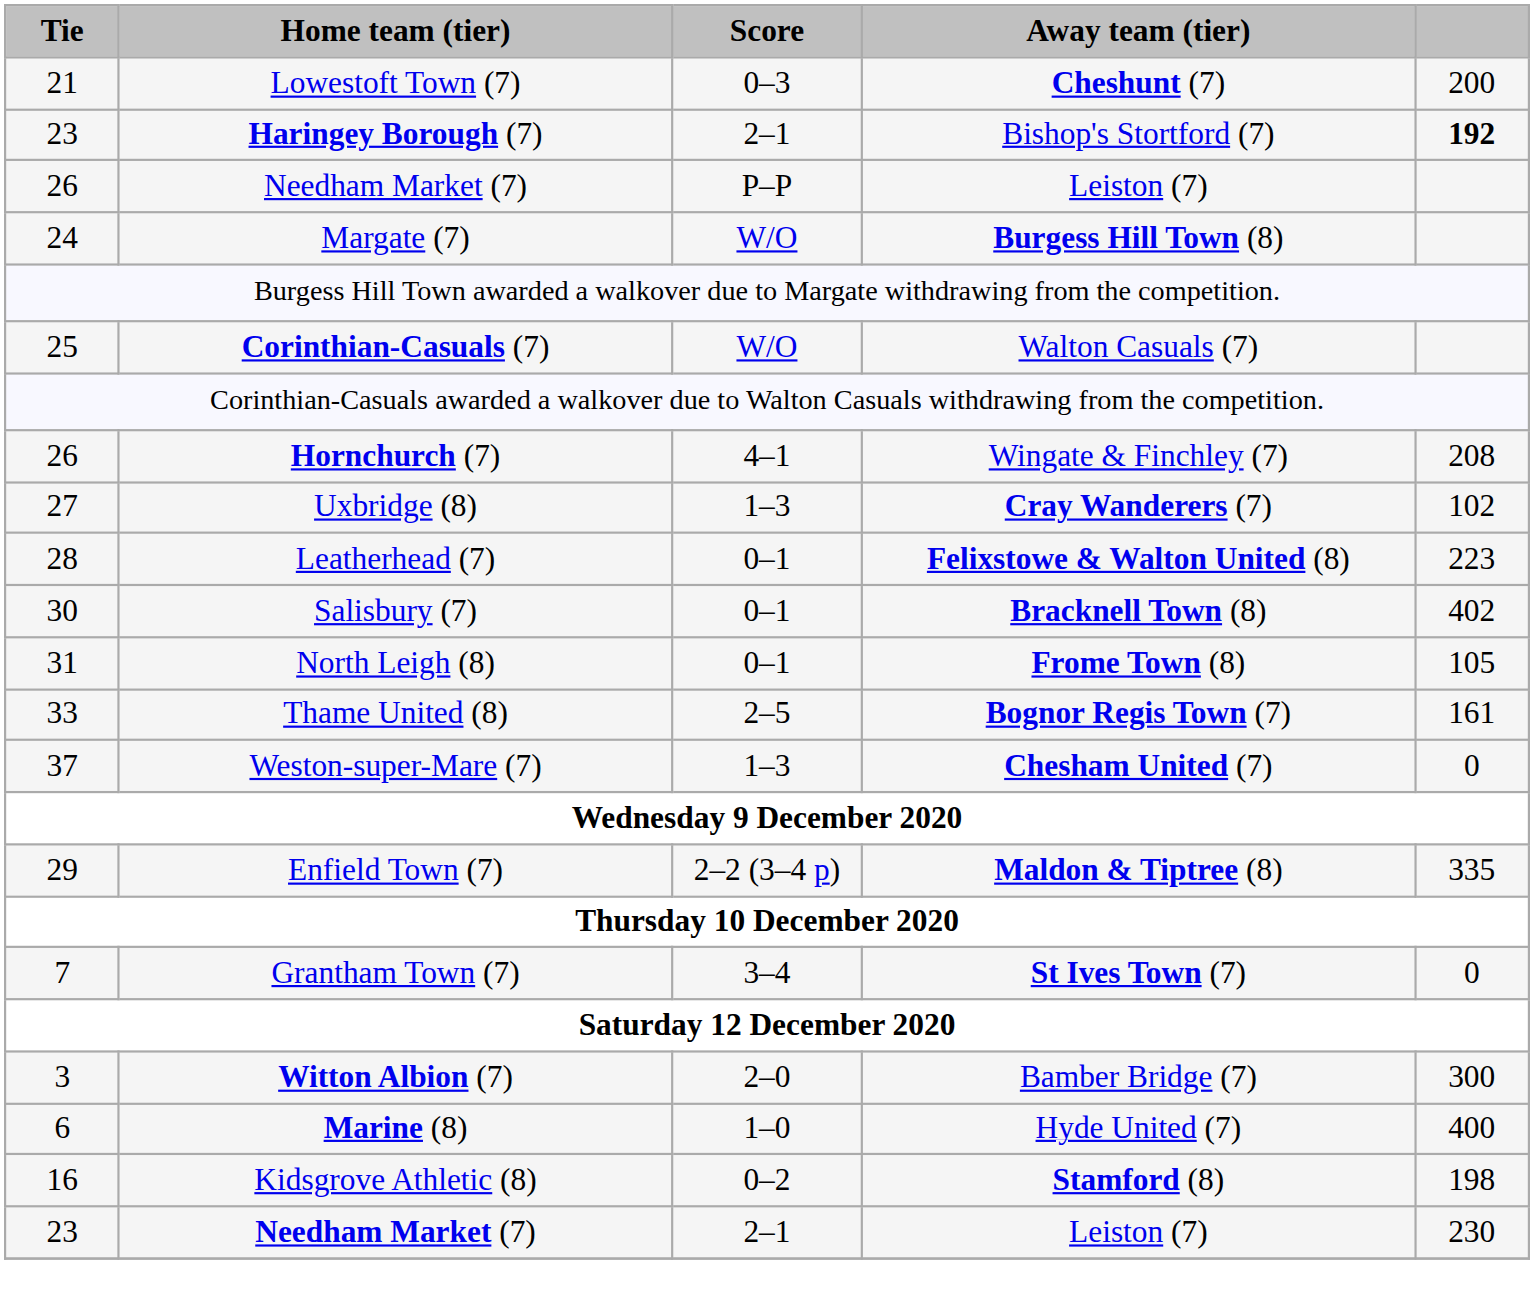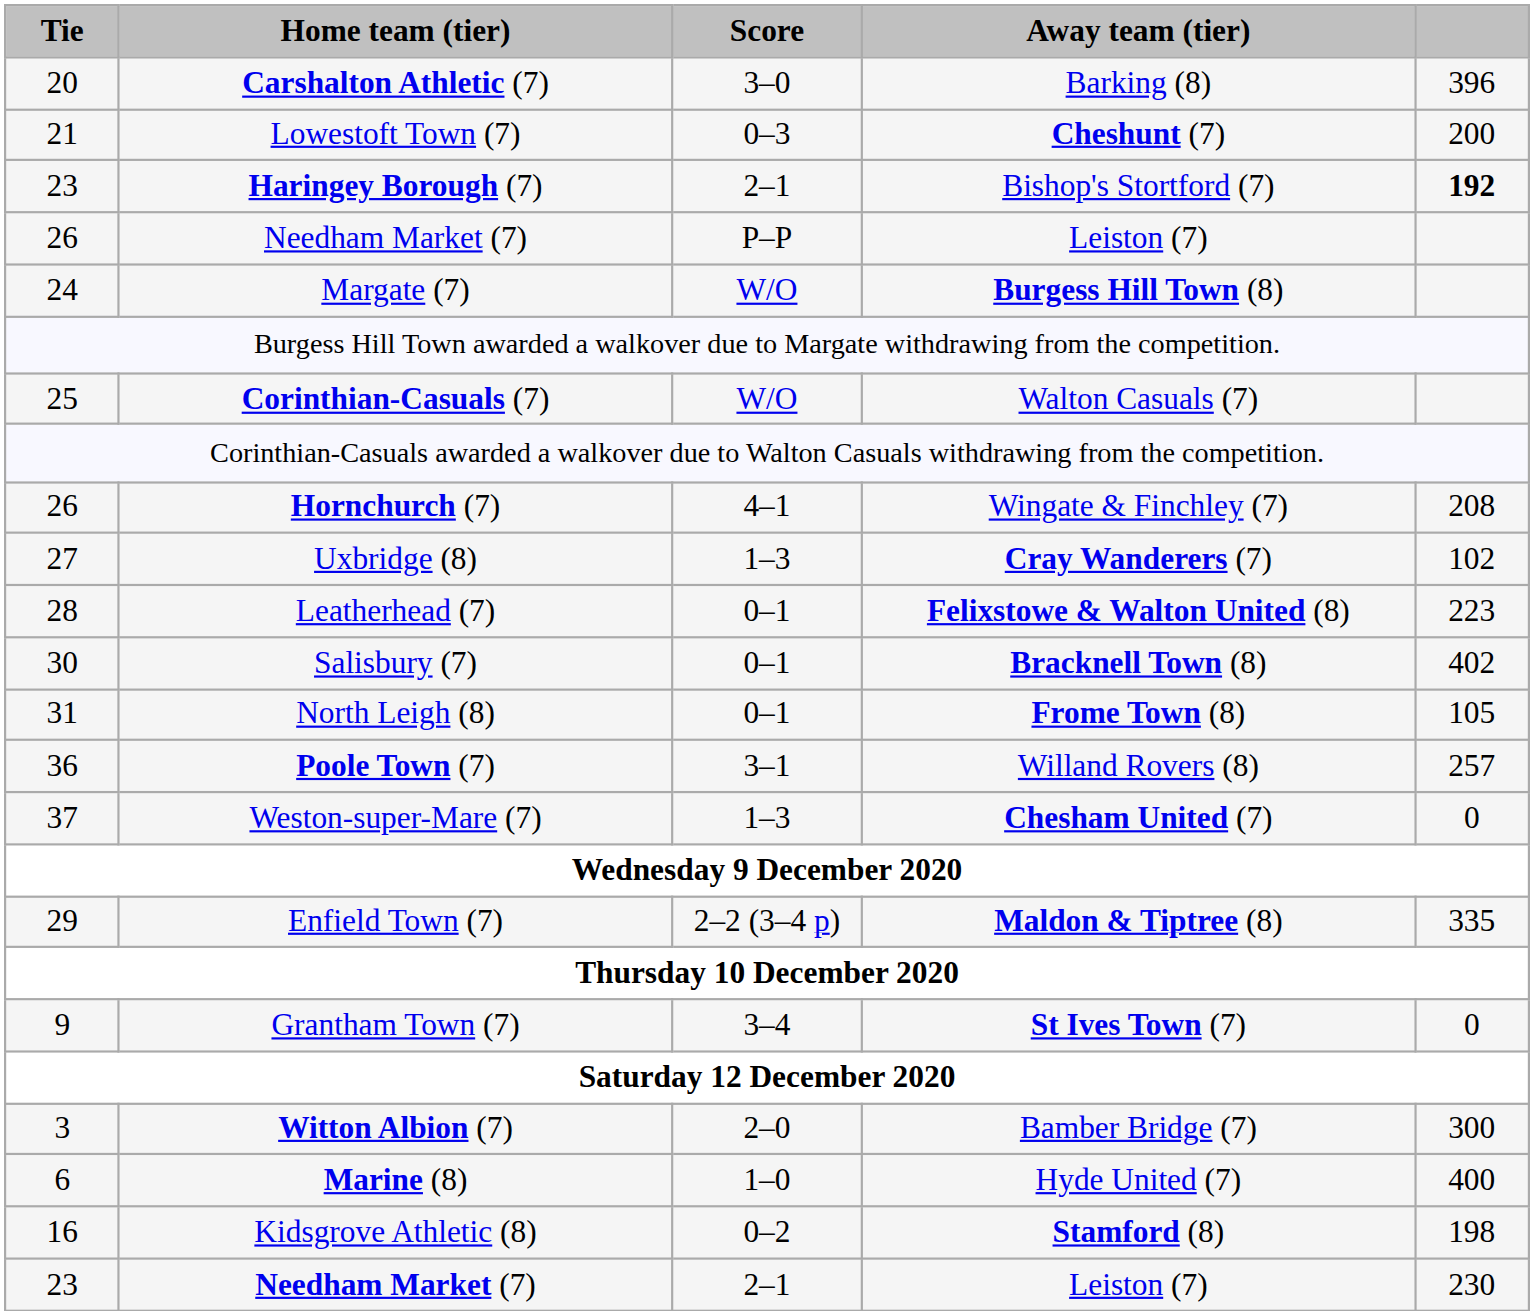+ row: (396, 82)
- row: (396, 714)
+ row: (396, 766)
(62, 973) 7 -> (62, 1024) 9
